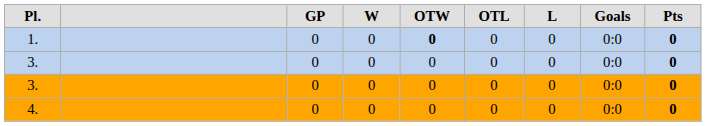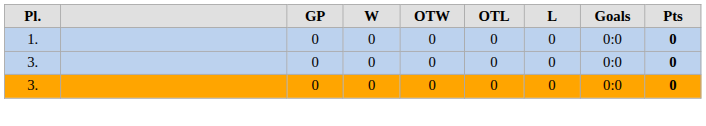(432, 39) bold -> (432, 39) normal
- row: (33, 109)
